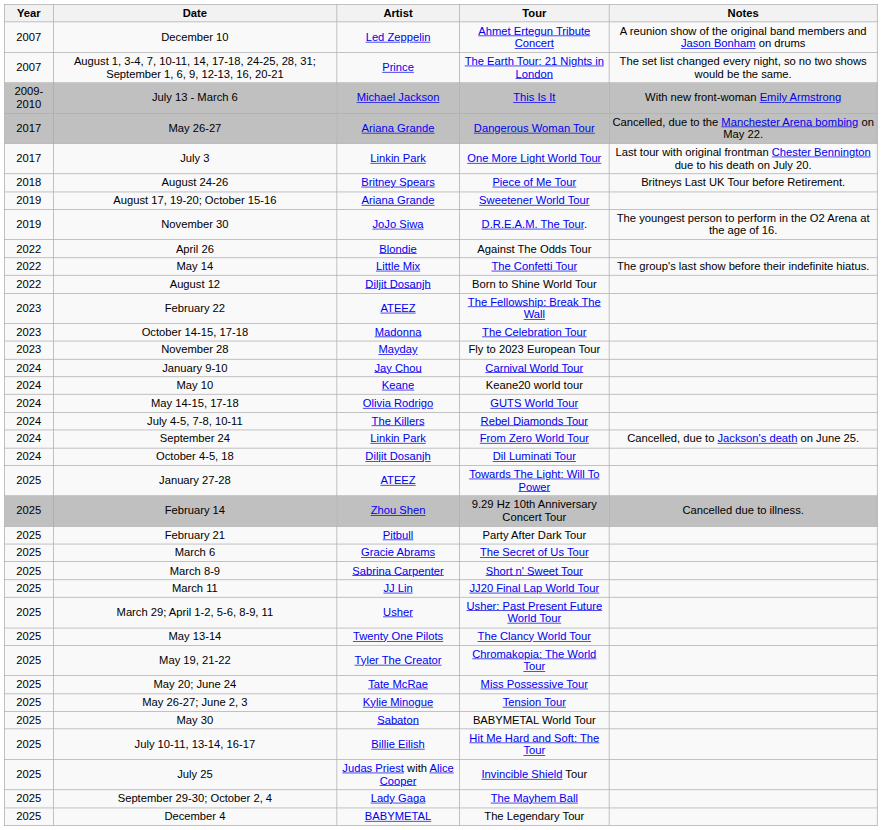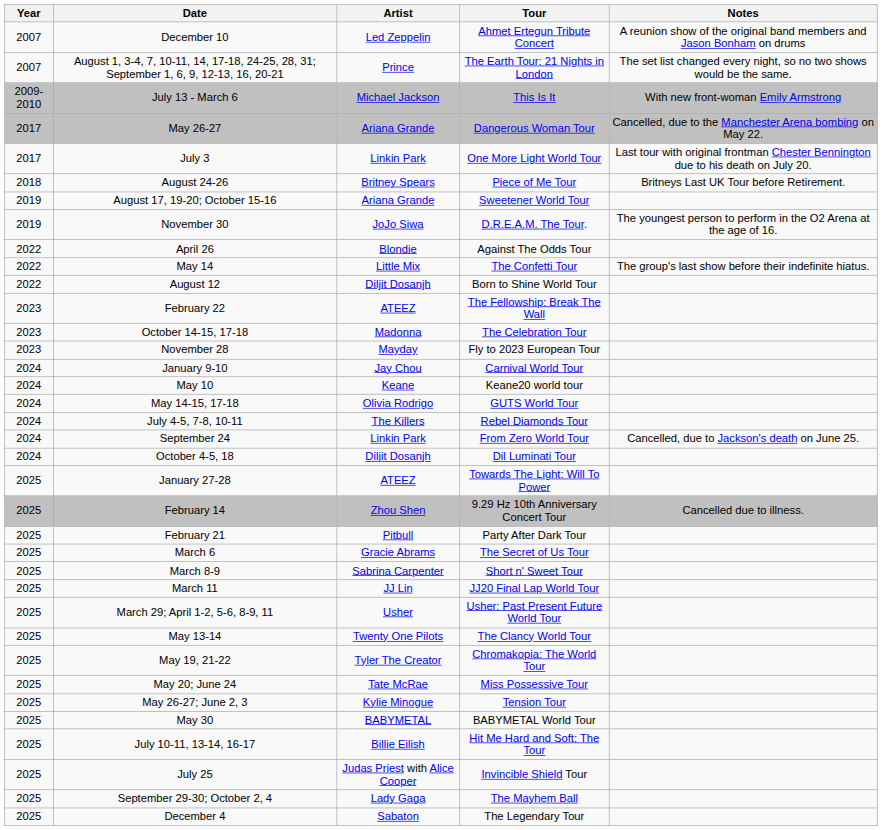(398, 720) Sabaton -> (398, 720) BABYMETAL
(398, 816) BABYMETAL -> (398, 816) Sabaton
